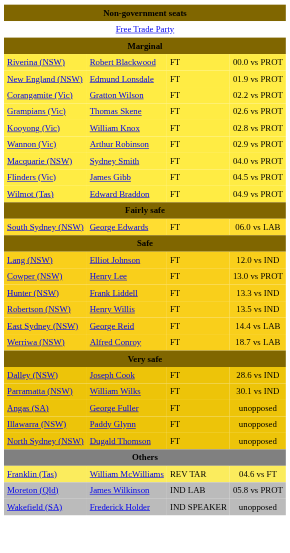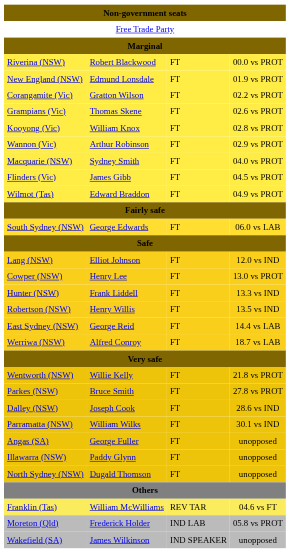+ row: (40, 375)
+ row: (33, 391)
(120, 490) James Wilkinson -> (120, 523) Frederick Holder
(120, 507) Frederick Holder -> (120, 539) James Wilkinson
